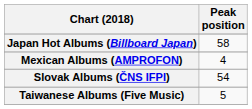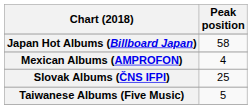(223, 78) 54 -> (223, 78) 25
